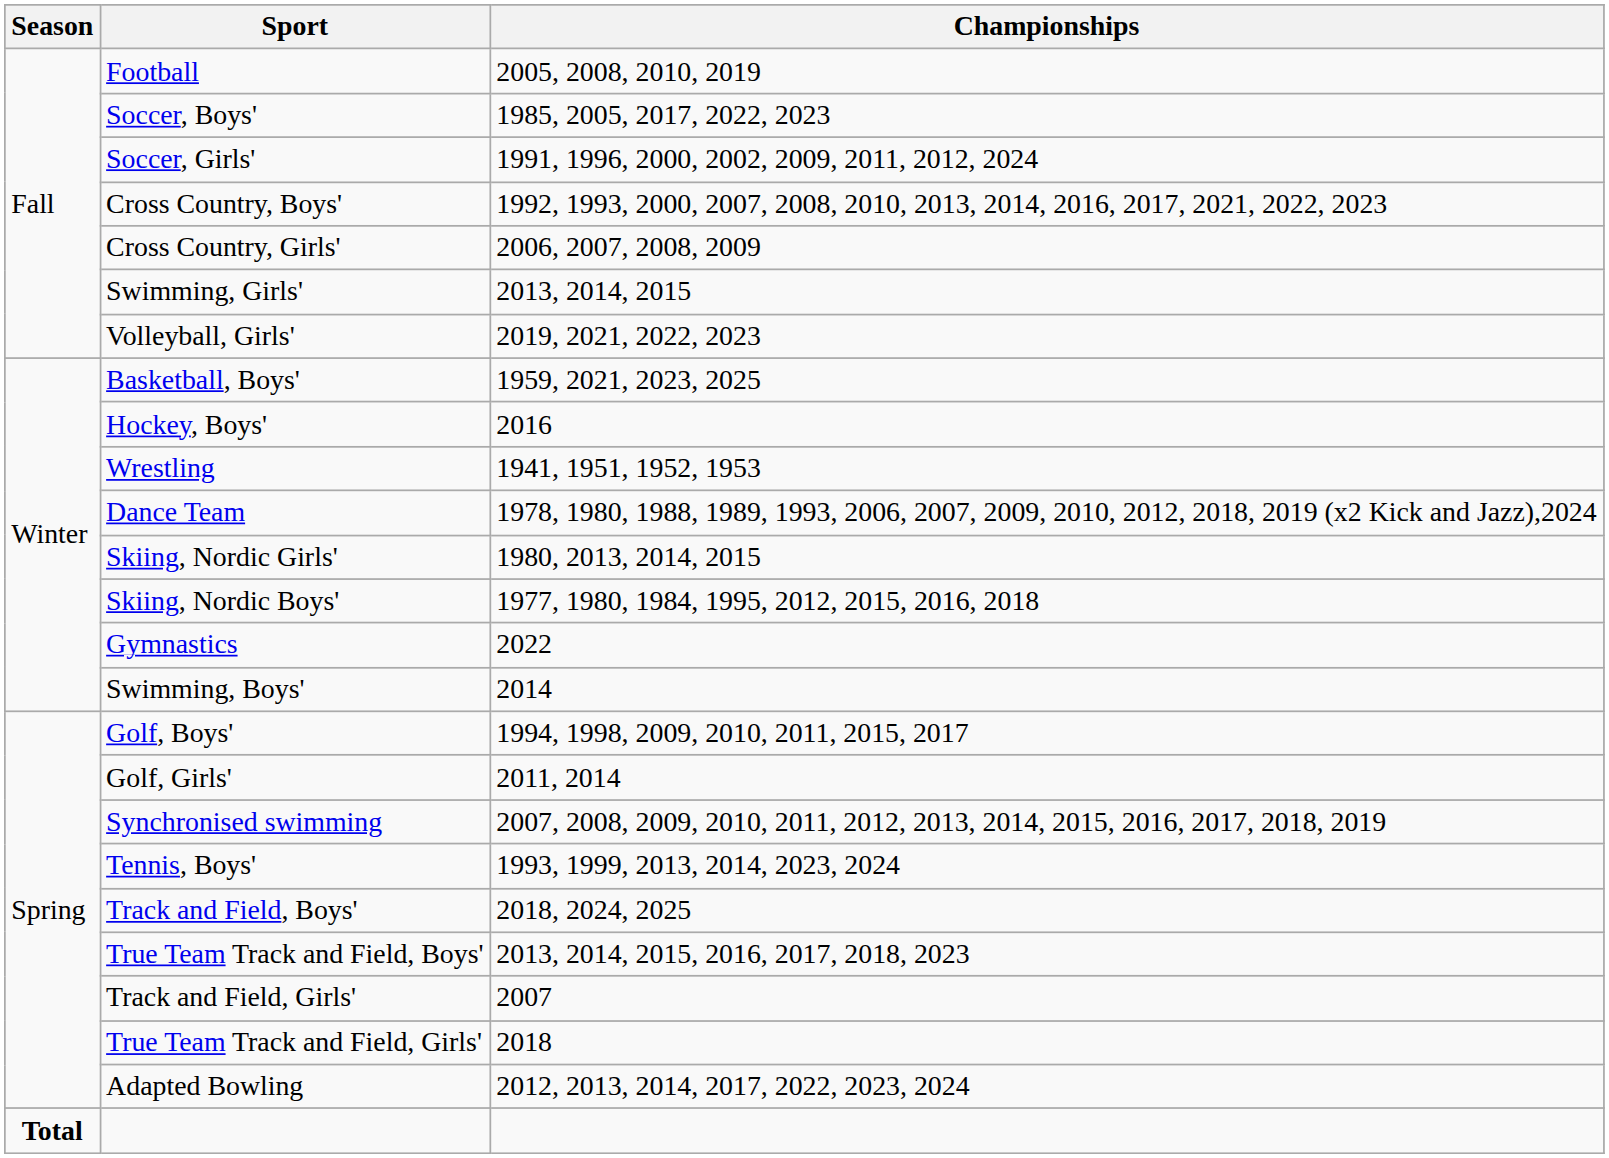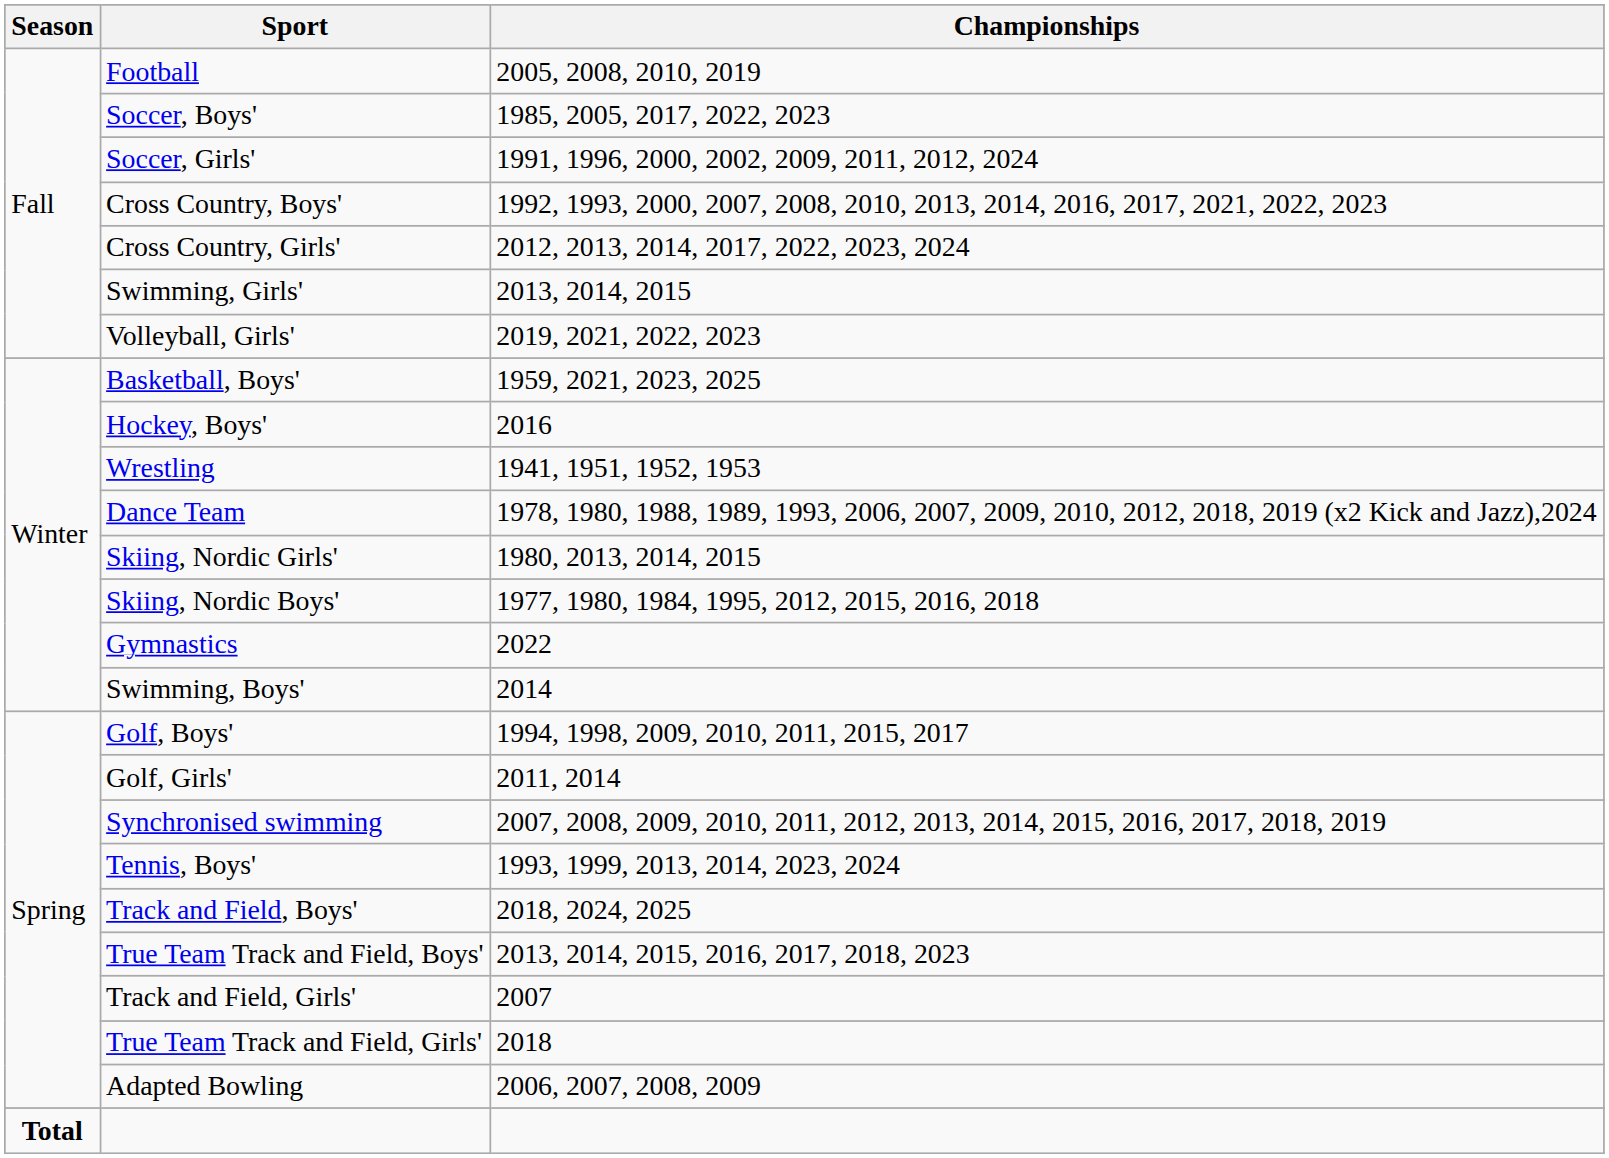(629, 247) 2006, 2007, 2008, 2009 -> (733, 247) 2012, 2013, 2014, 2017, 2022, 2023, 2024
(733, 1086) 2012, 2013, 2014, 2017, 2022, 2023, 2024 -> (629, 1086) 2006, 2007, 2008, 2009
